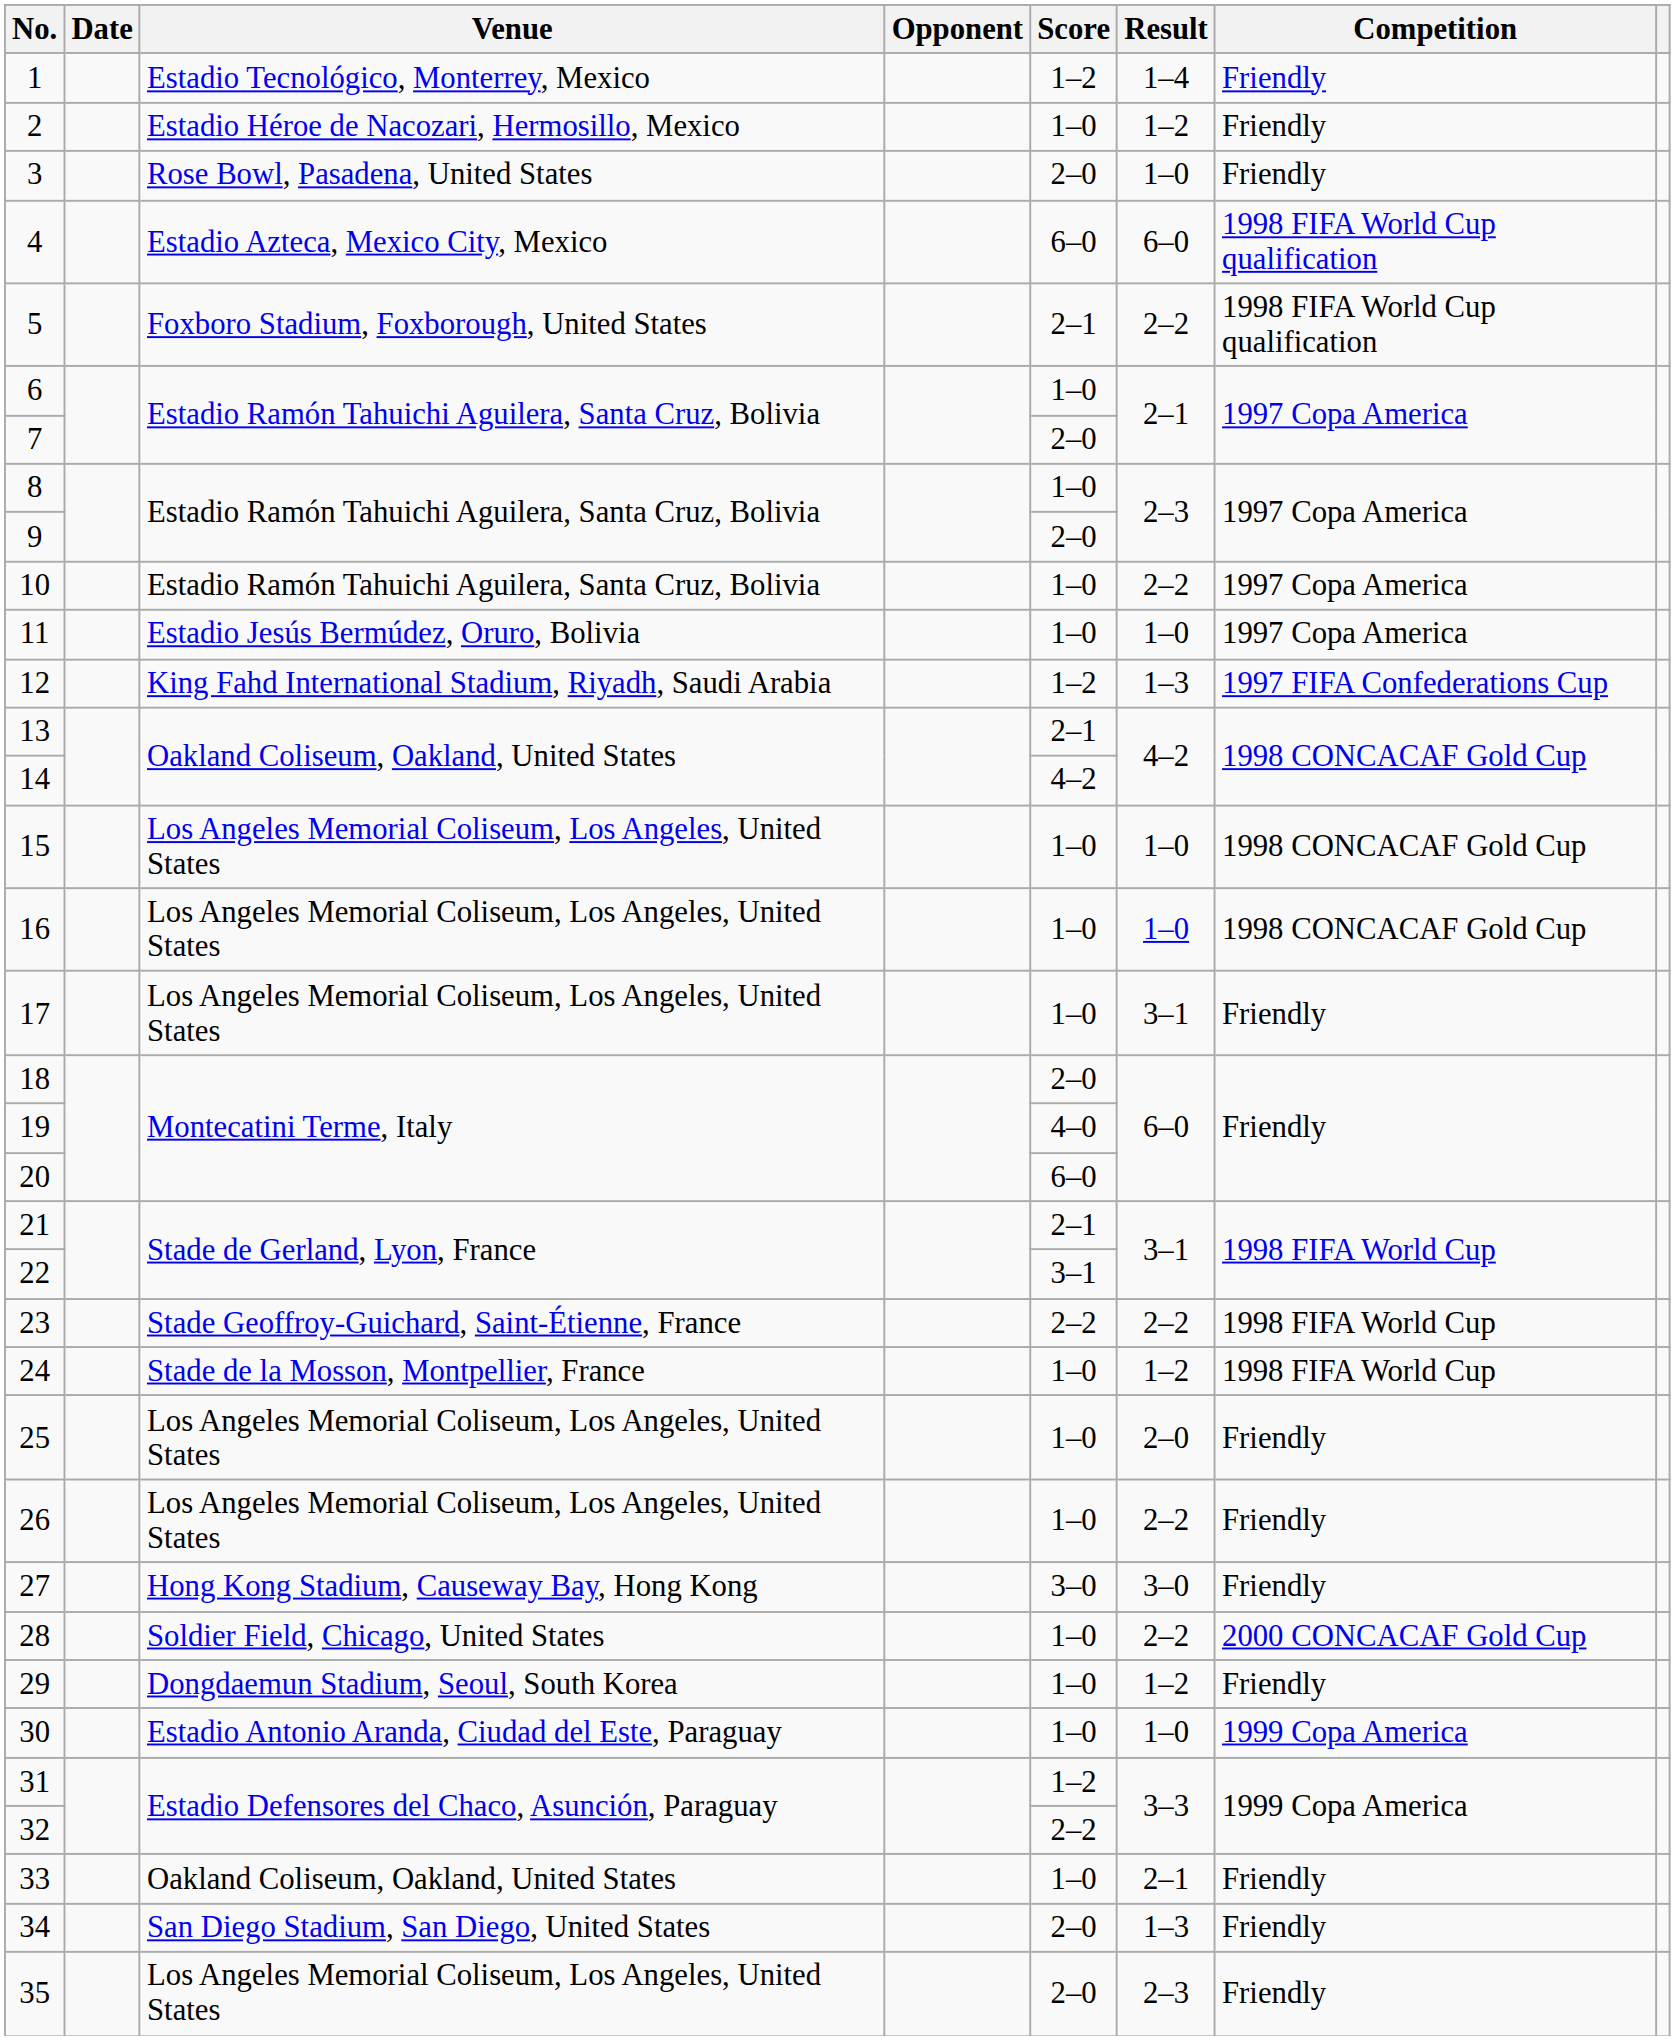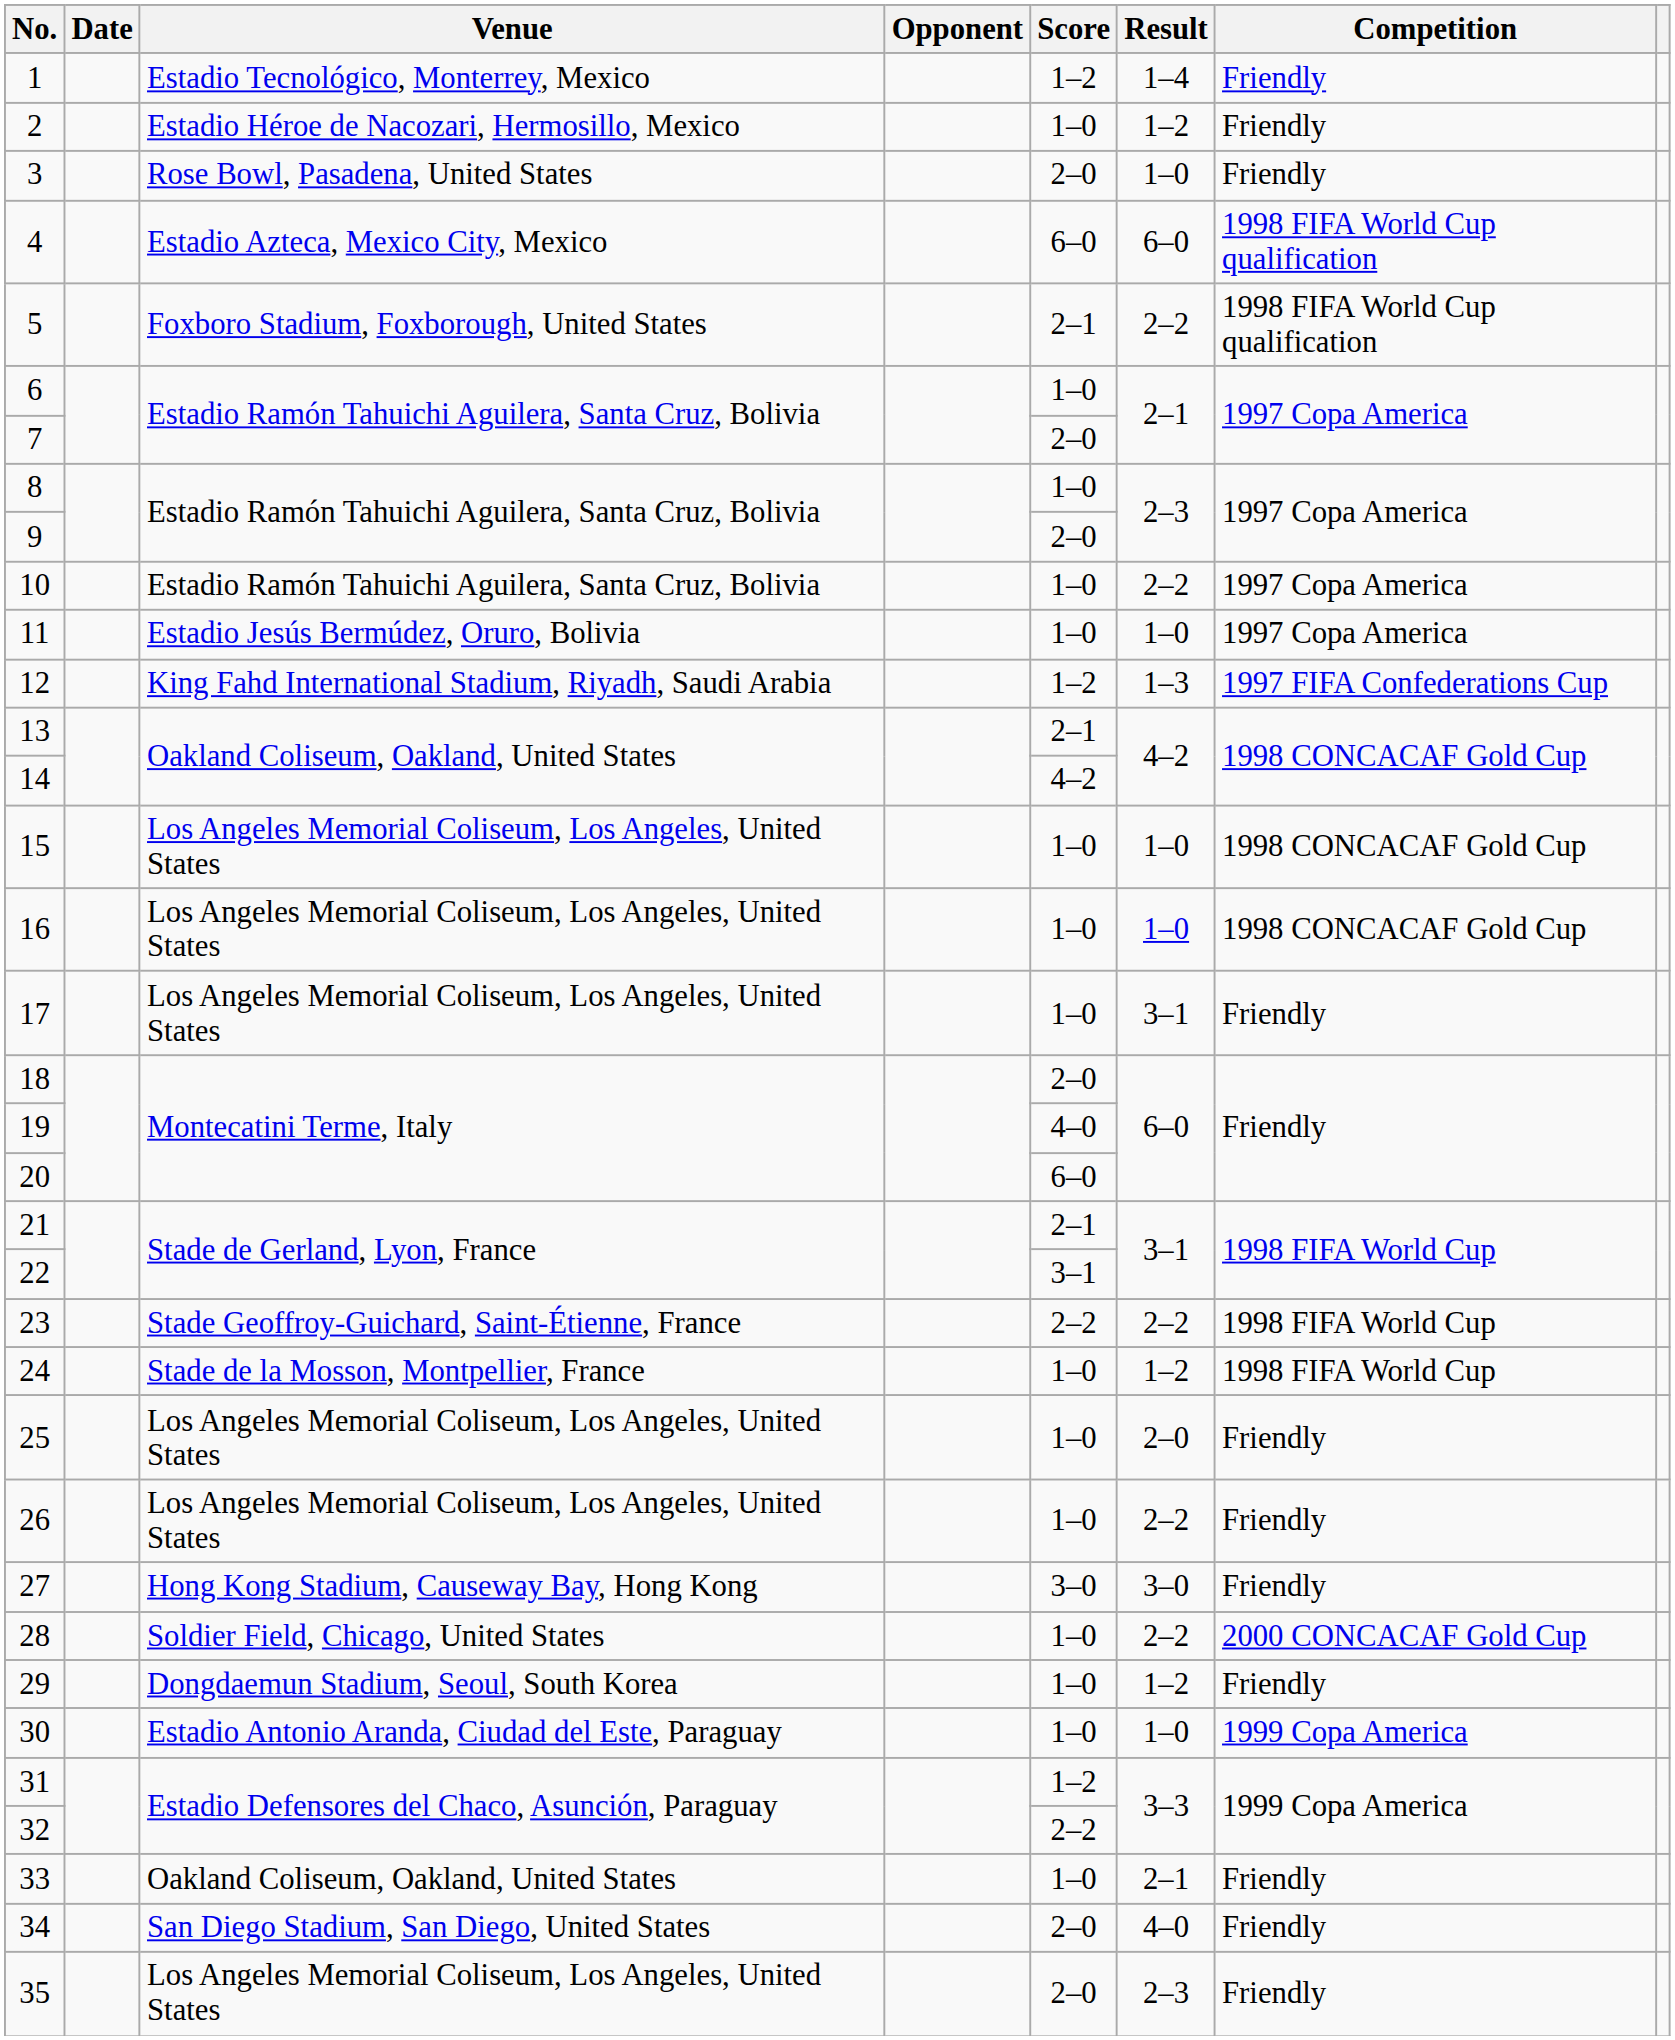(1166, 1927) 1–3 -> (1166, 1927) 4–0
